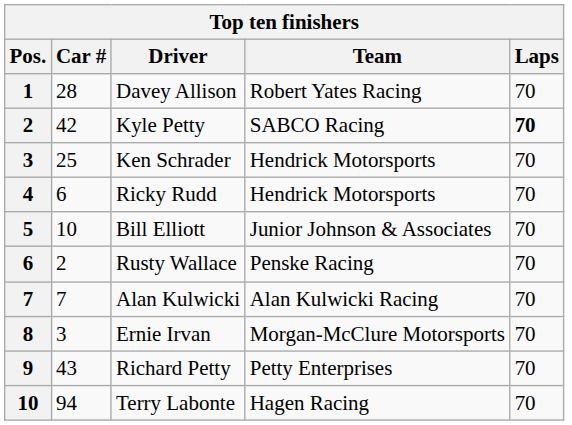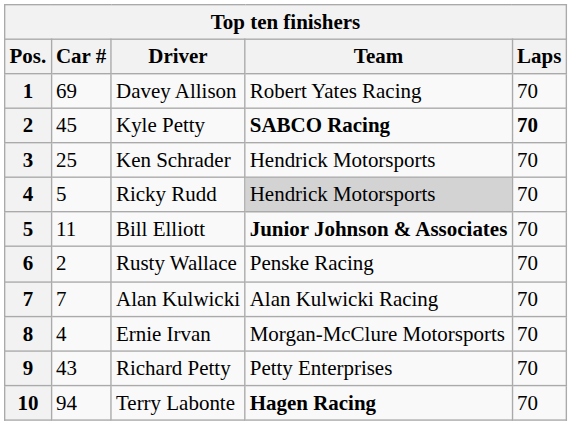(66, 91) 28 -> (66, 91) 69
(66, 125) 42 -> (66, 125) 45
(317, 125) normal -> (320, 125) bold
(61, 194) 6 -> (61, 194) 5
(343, 194) no background -> (343, 194) lightgrey background
(66, 229) 10 -> (66, 229) 11
(371, 229) normal -> (379, 229) bold
(61, 333) 3 -> (61, 333) 4
(309, 402) normal -> (313, 402) bold
